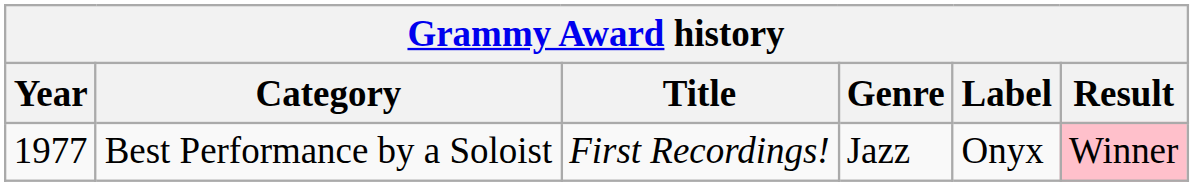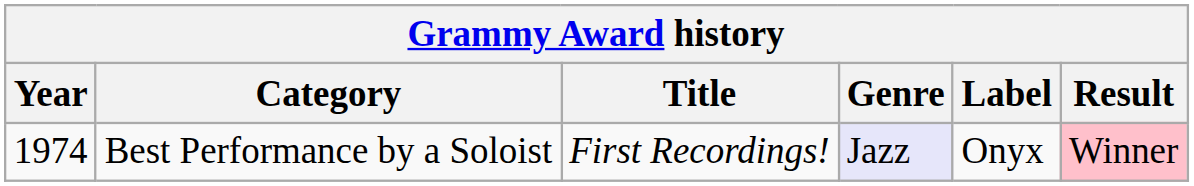(51, 151) 1977 -> (51, 151) 1974
(878, 151) no background -> (878, 151) lavender background
